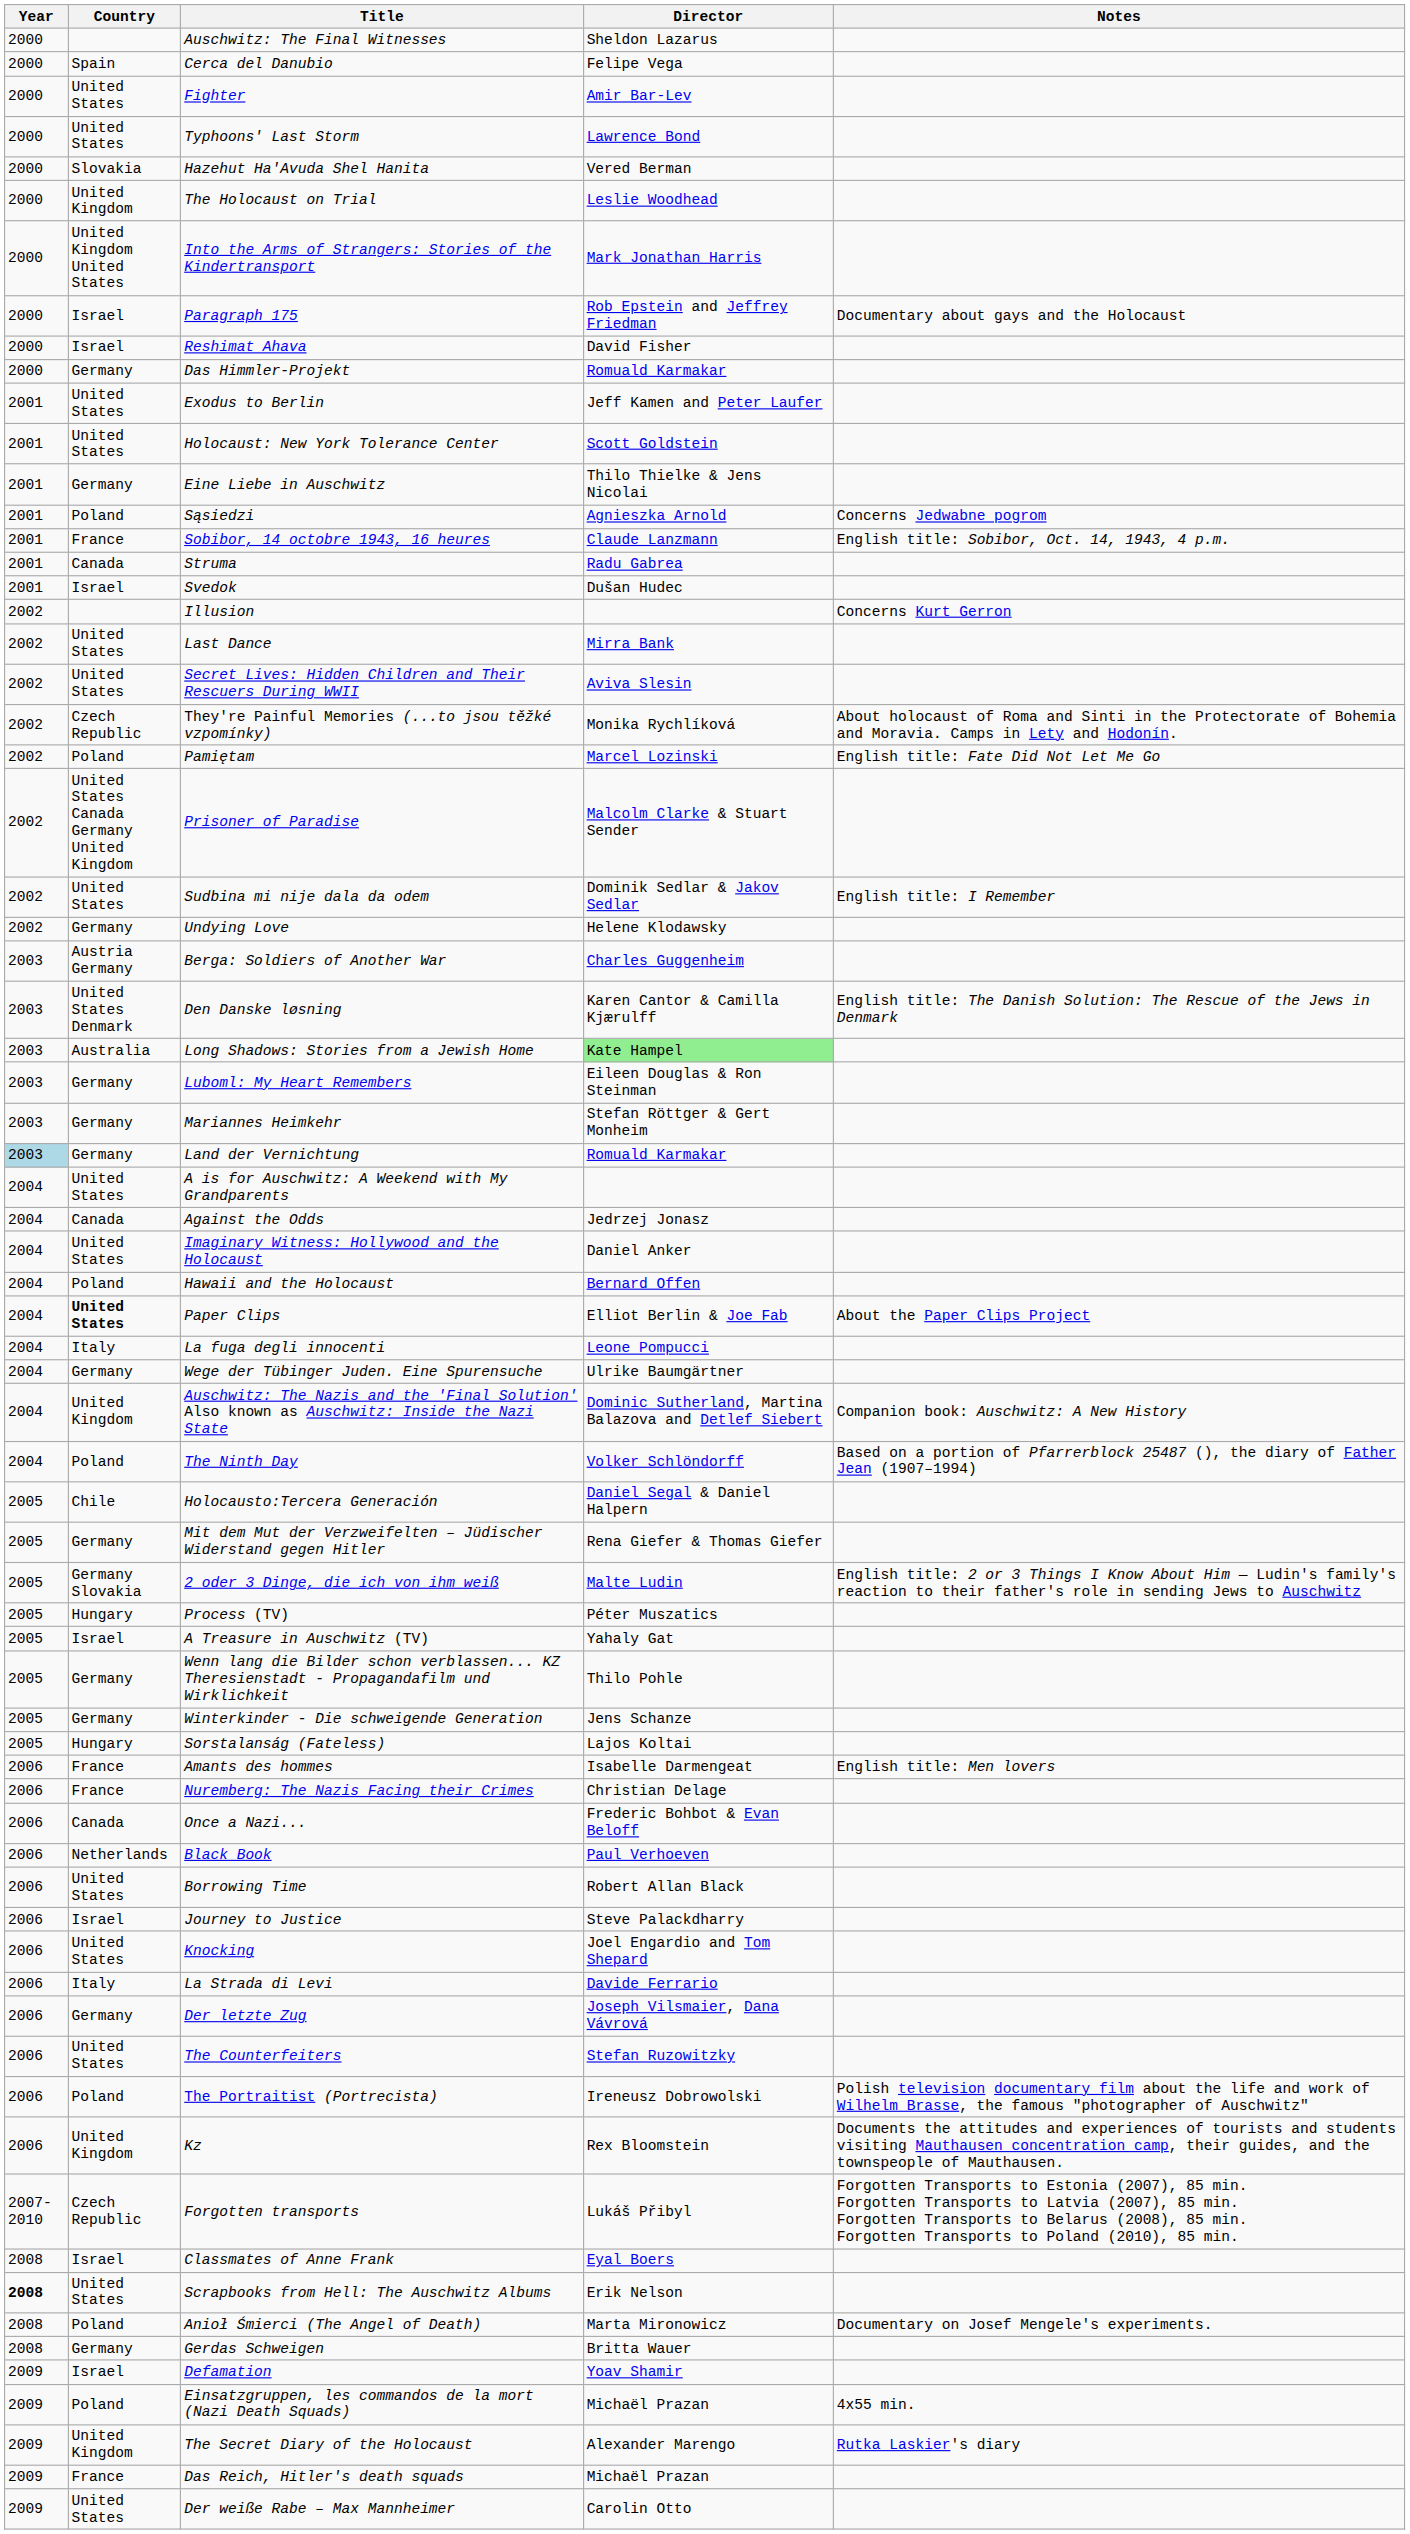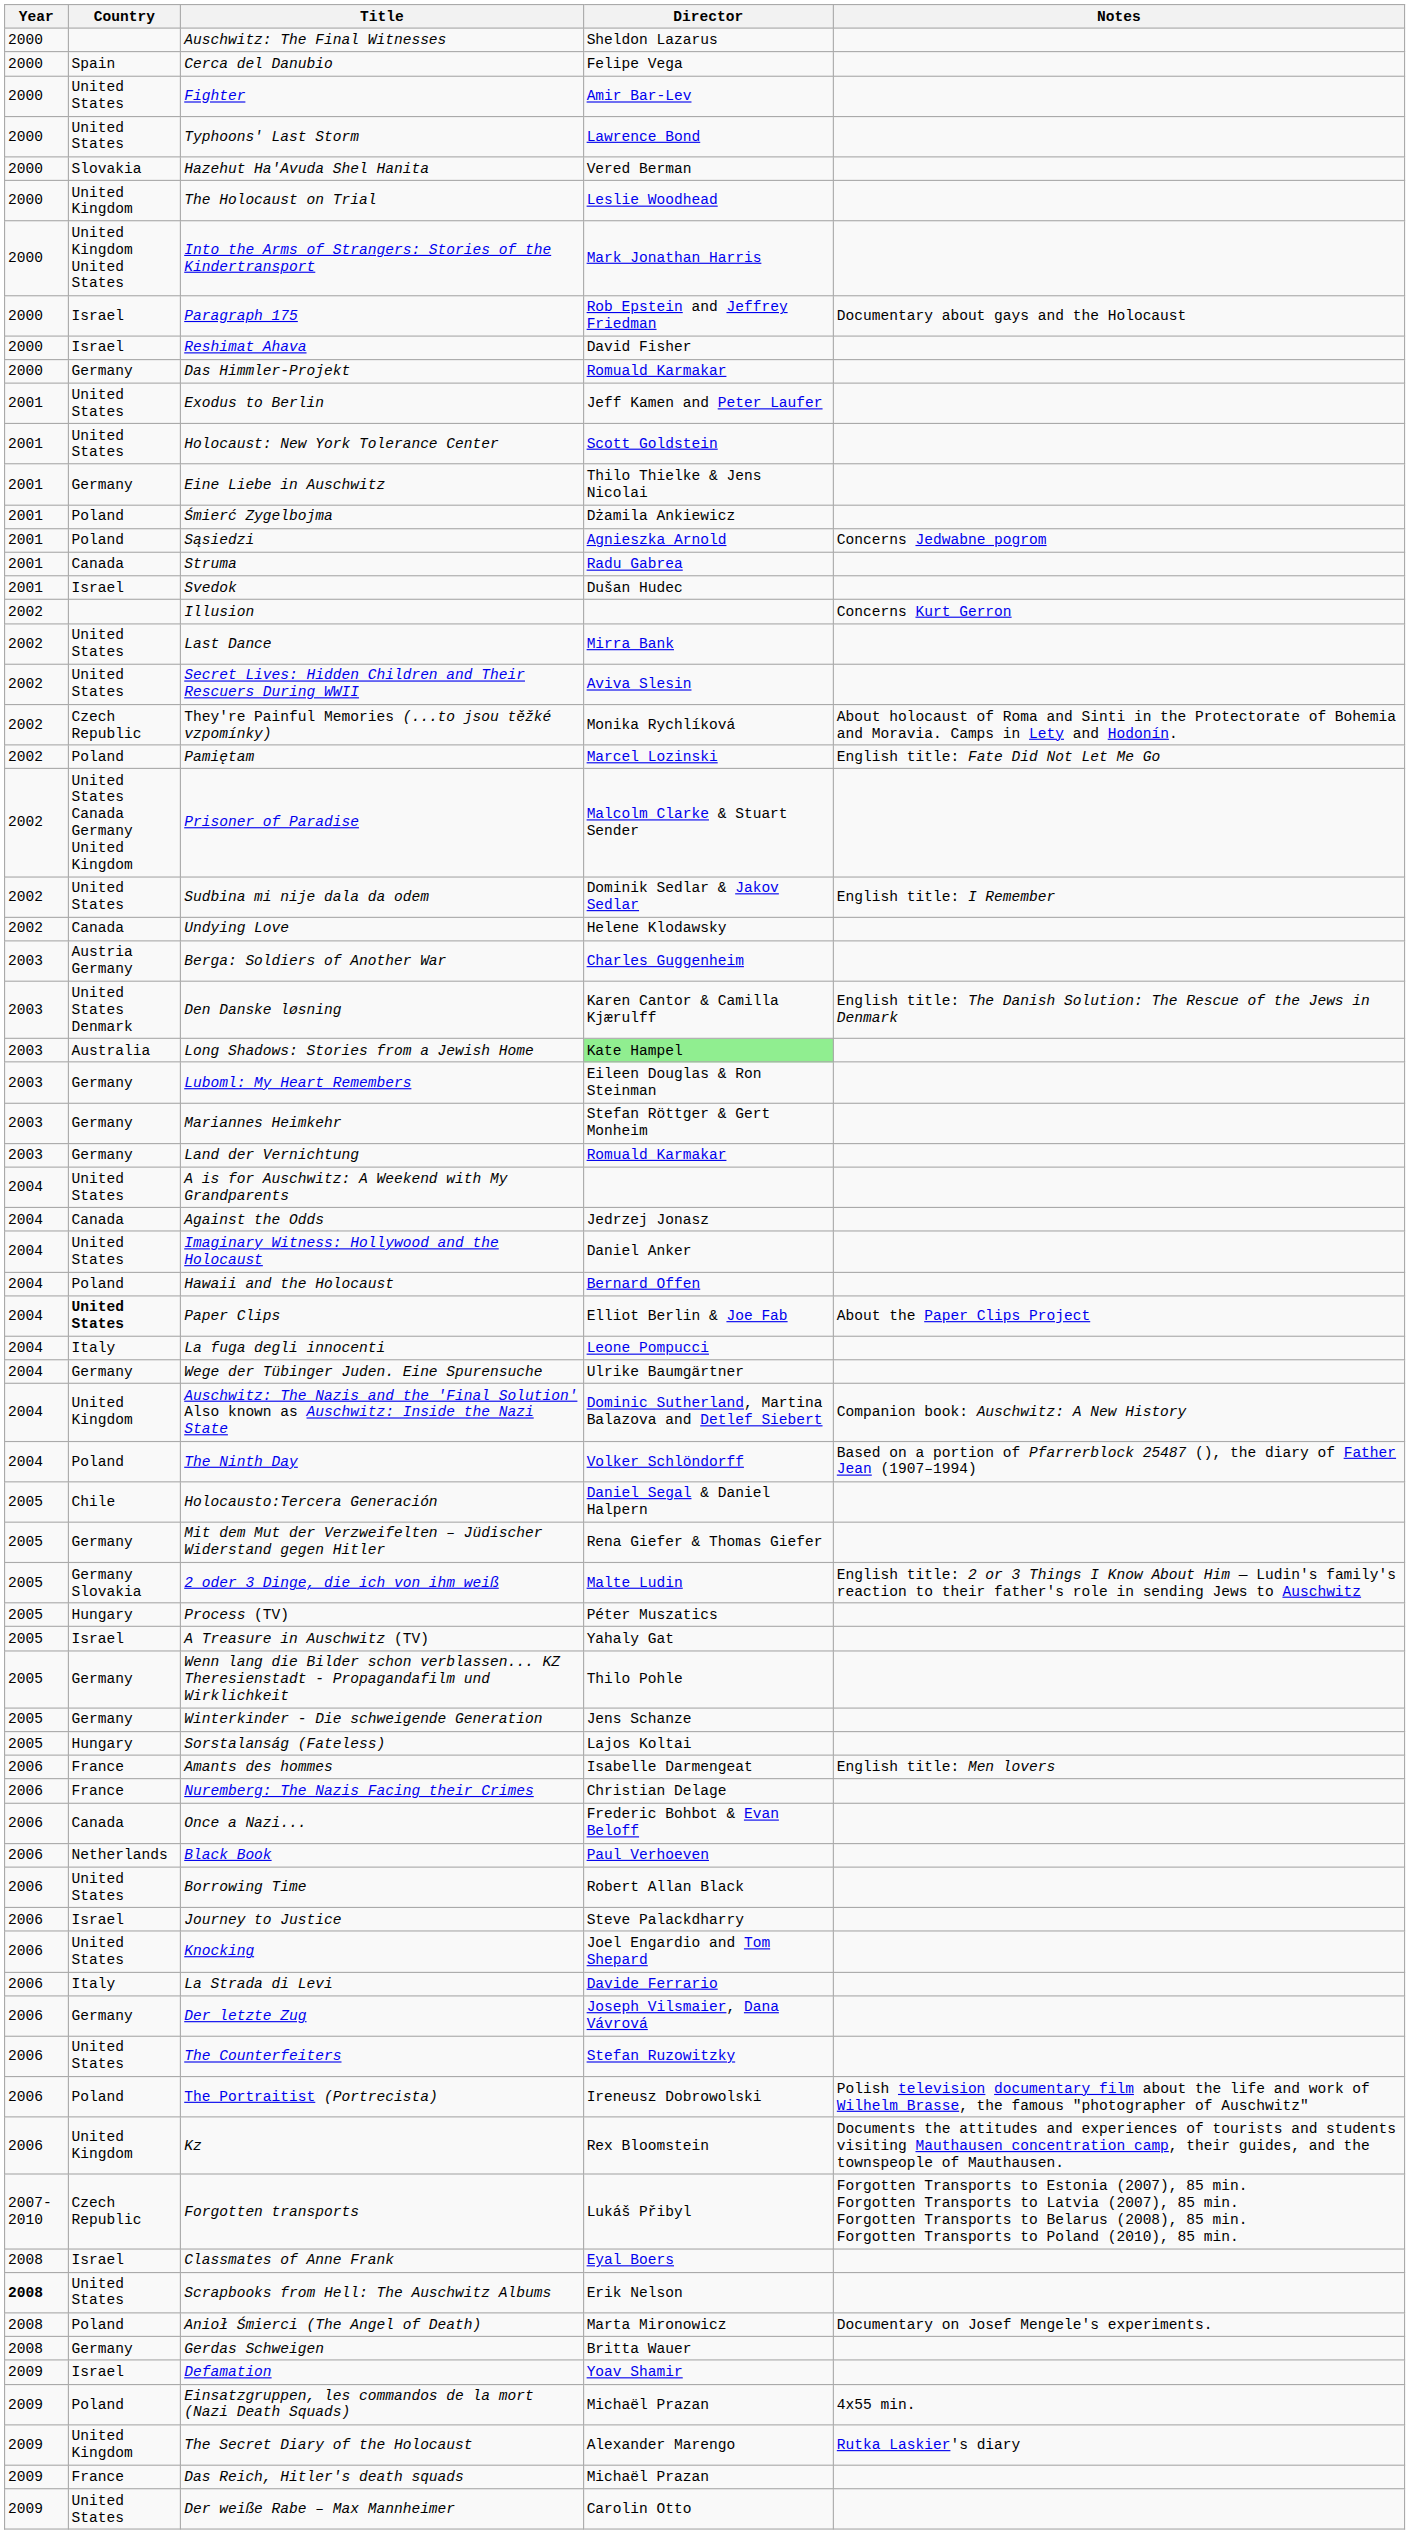+ row: (258, 517)
- row: (337, 540)
(102, 929) Germany -> (98, 929) Canada
(26, 1155) lightblue background -> (26, 1155) no background
